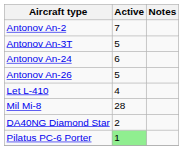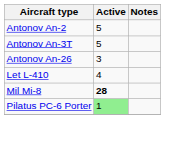(117, 28) 7 -> (99, 28) 5
- row: (39, 59)
(117, 75) 5 -> (99, 59) 3
(120, 106) normal -> (102, 91) bold
- row: (58, 122)
